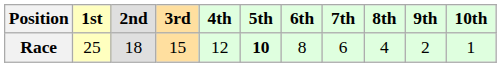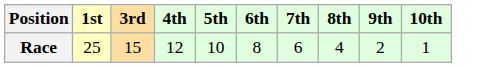- column: (134, 18)
(261, 47) bold -> (216, 47) normal
